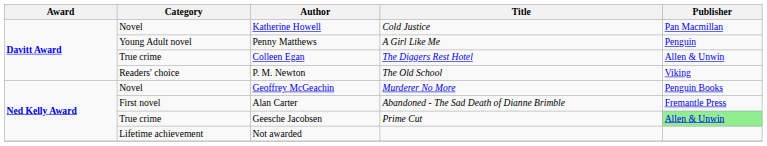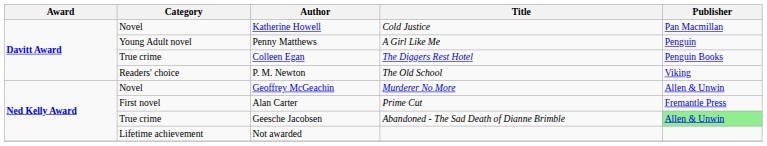(695, 57) Allen & Unwin -> (694, 57) Penguin Books
(694, 88) Penguin Books -> (695, 88) Allen & Unwin
(474, 103) Abandoned - The Sad Death of Dianne Brimble -> (402, 103) Prime Cut
(402, 118) Prime Cut -> (474, 118) Abandoned - The Sad Death of Dianne Brimble
